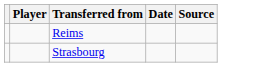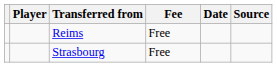+ column: (173, 14)
